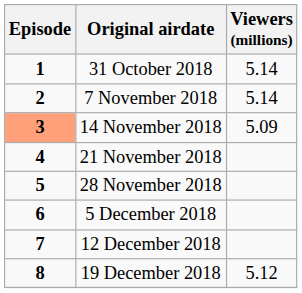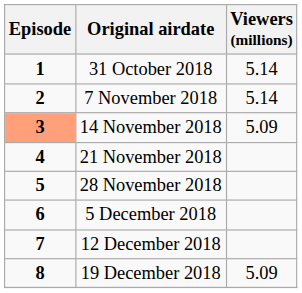(262, 273) 5.12 -> (262, 273) 5.09
